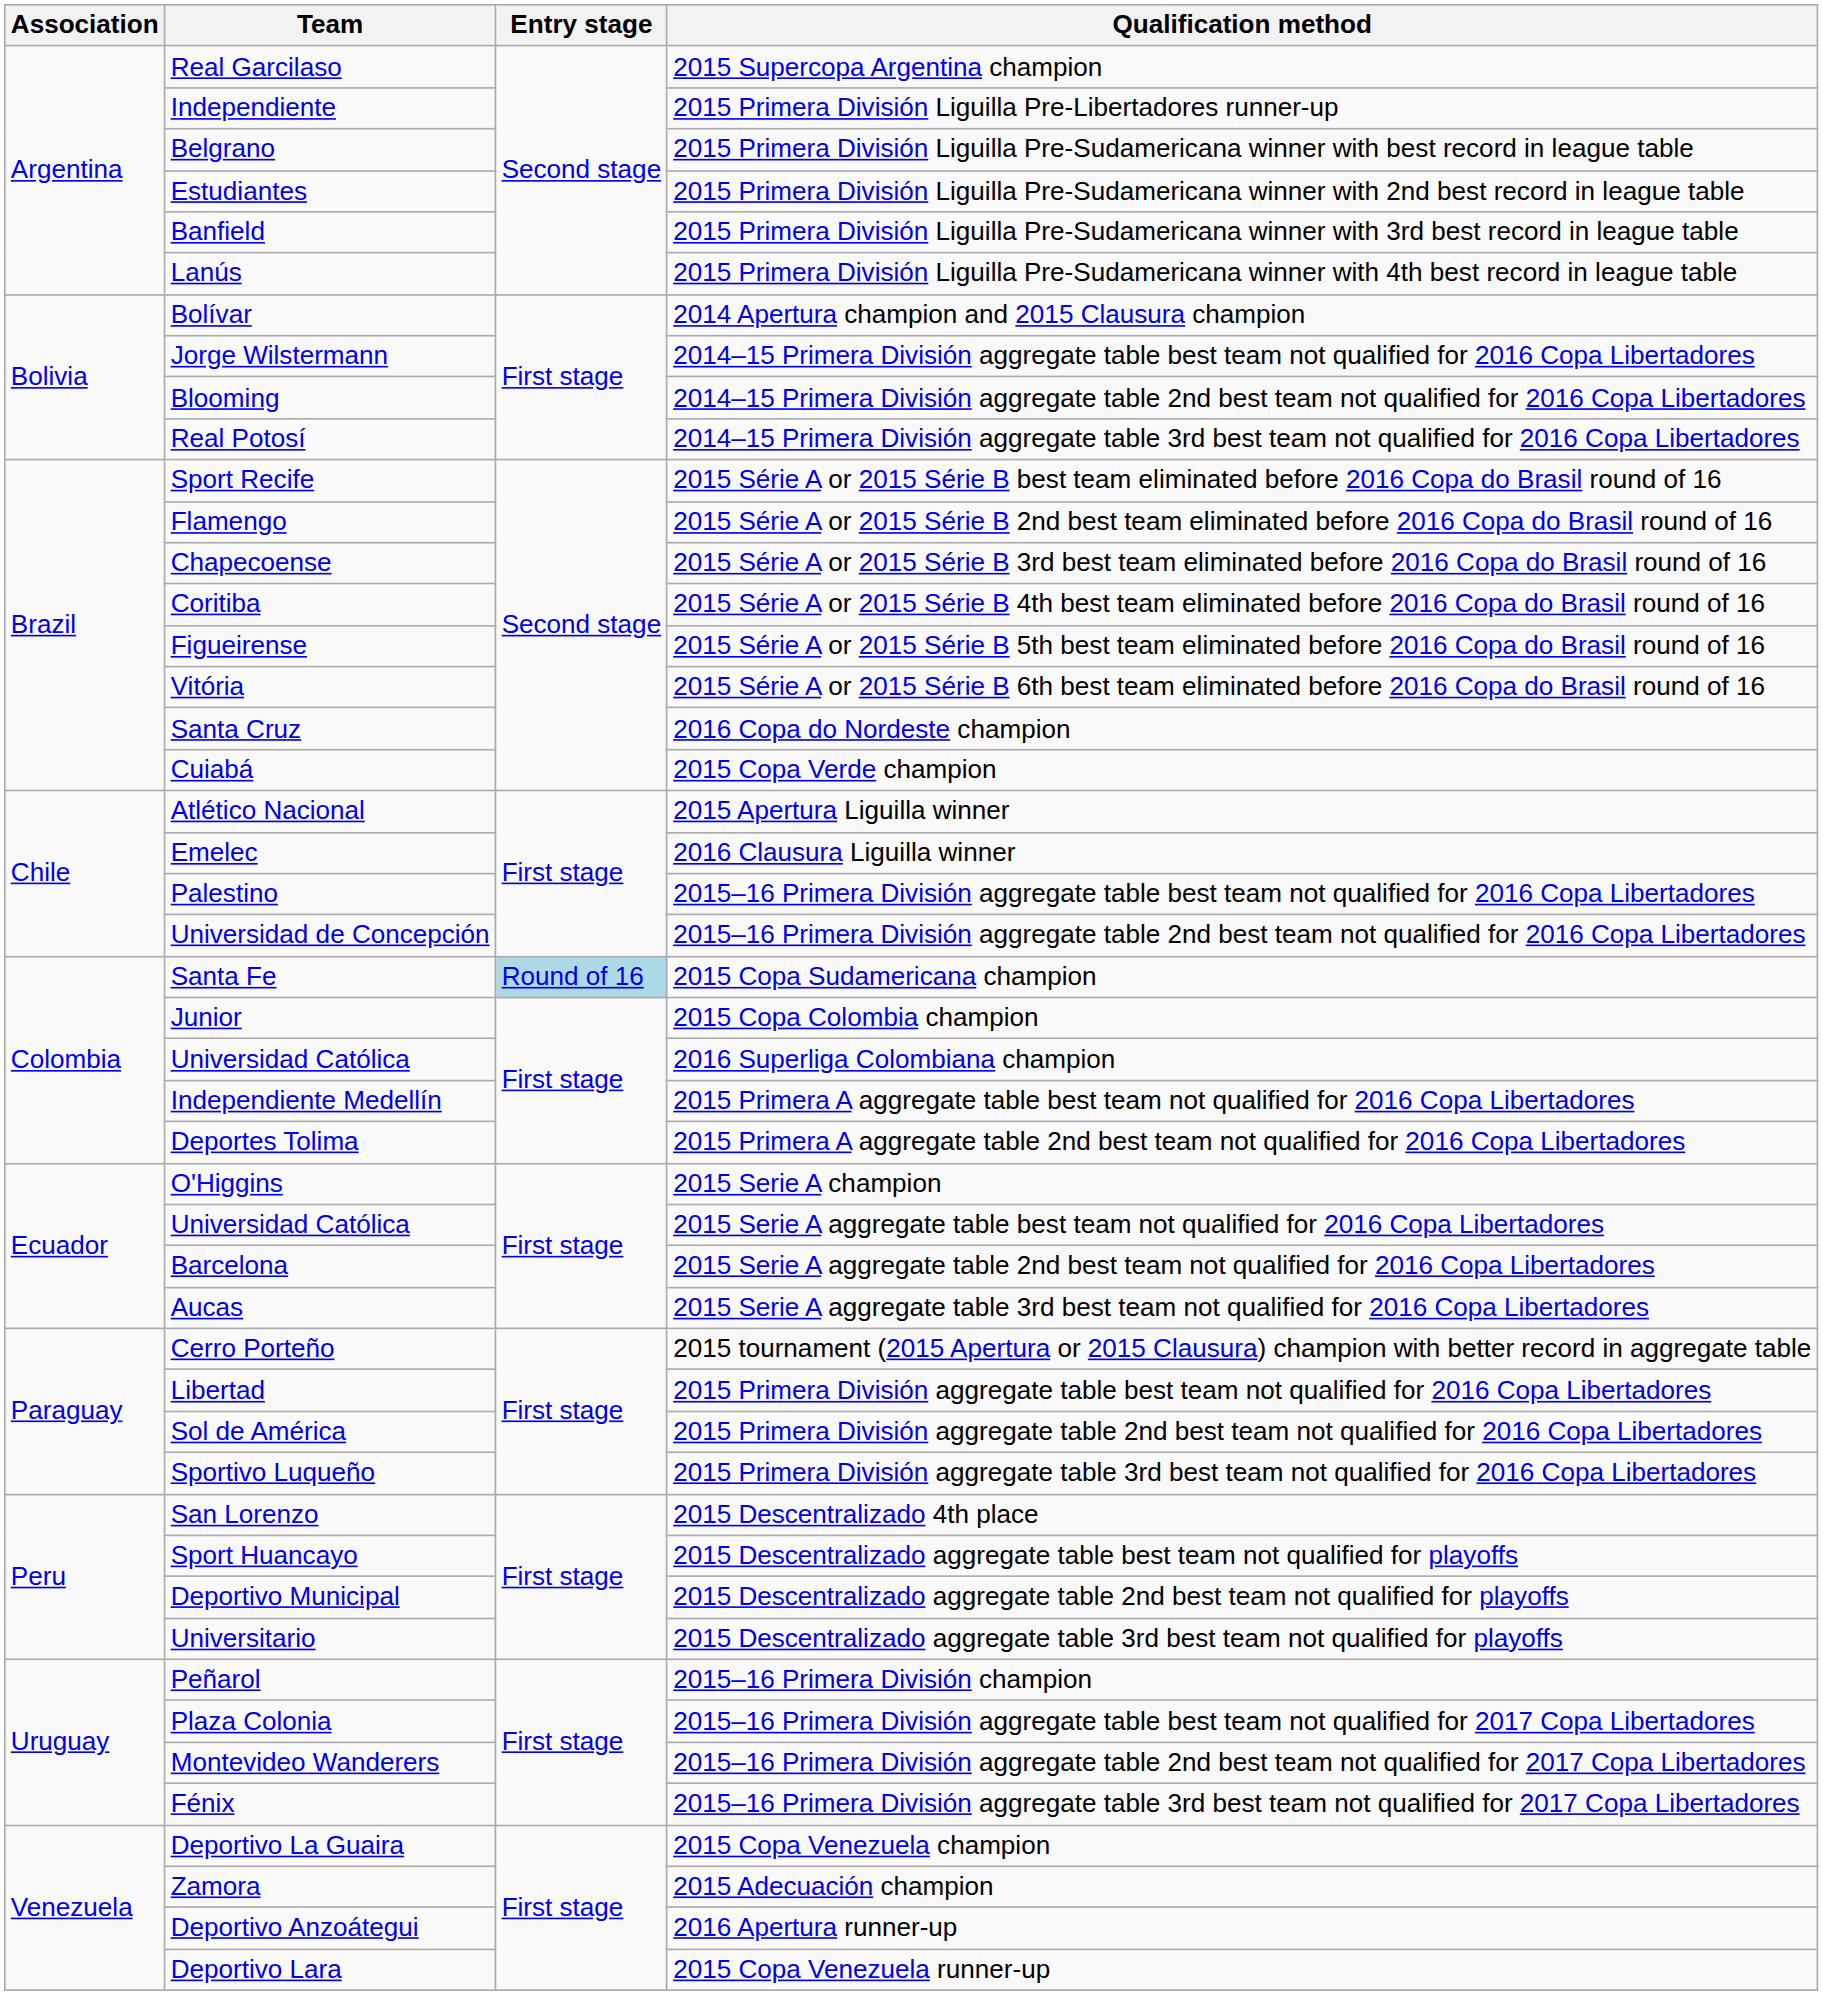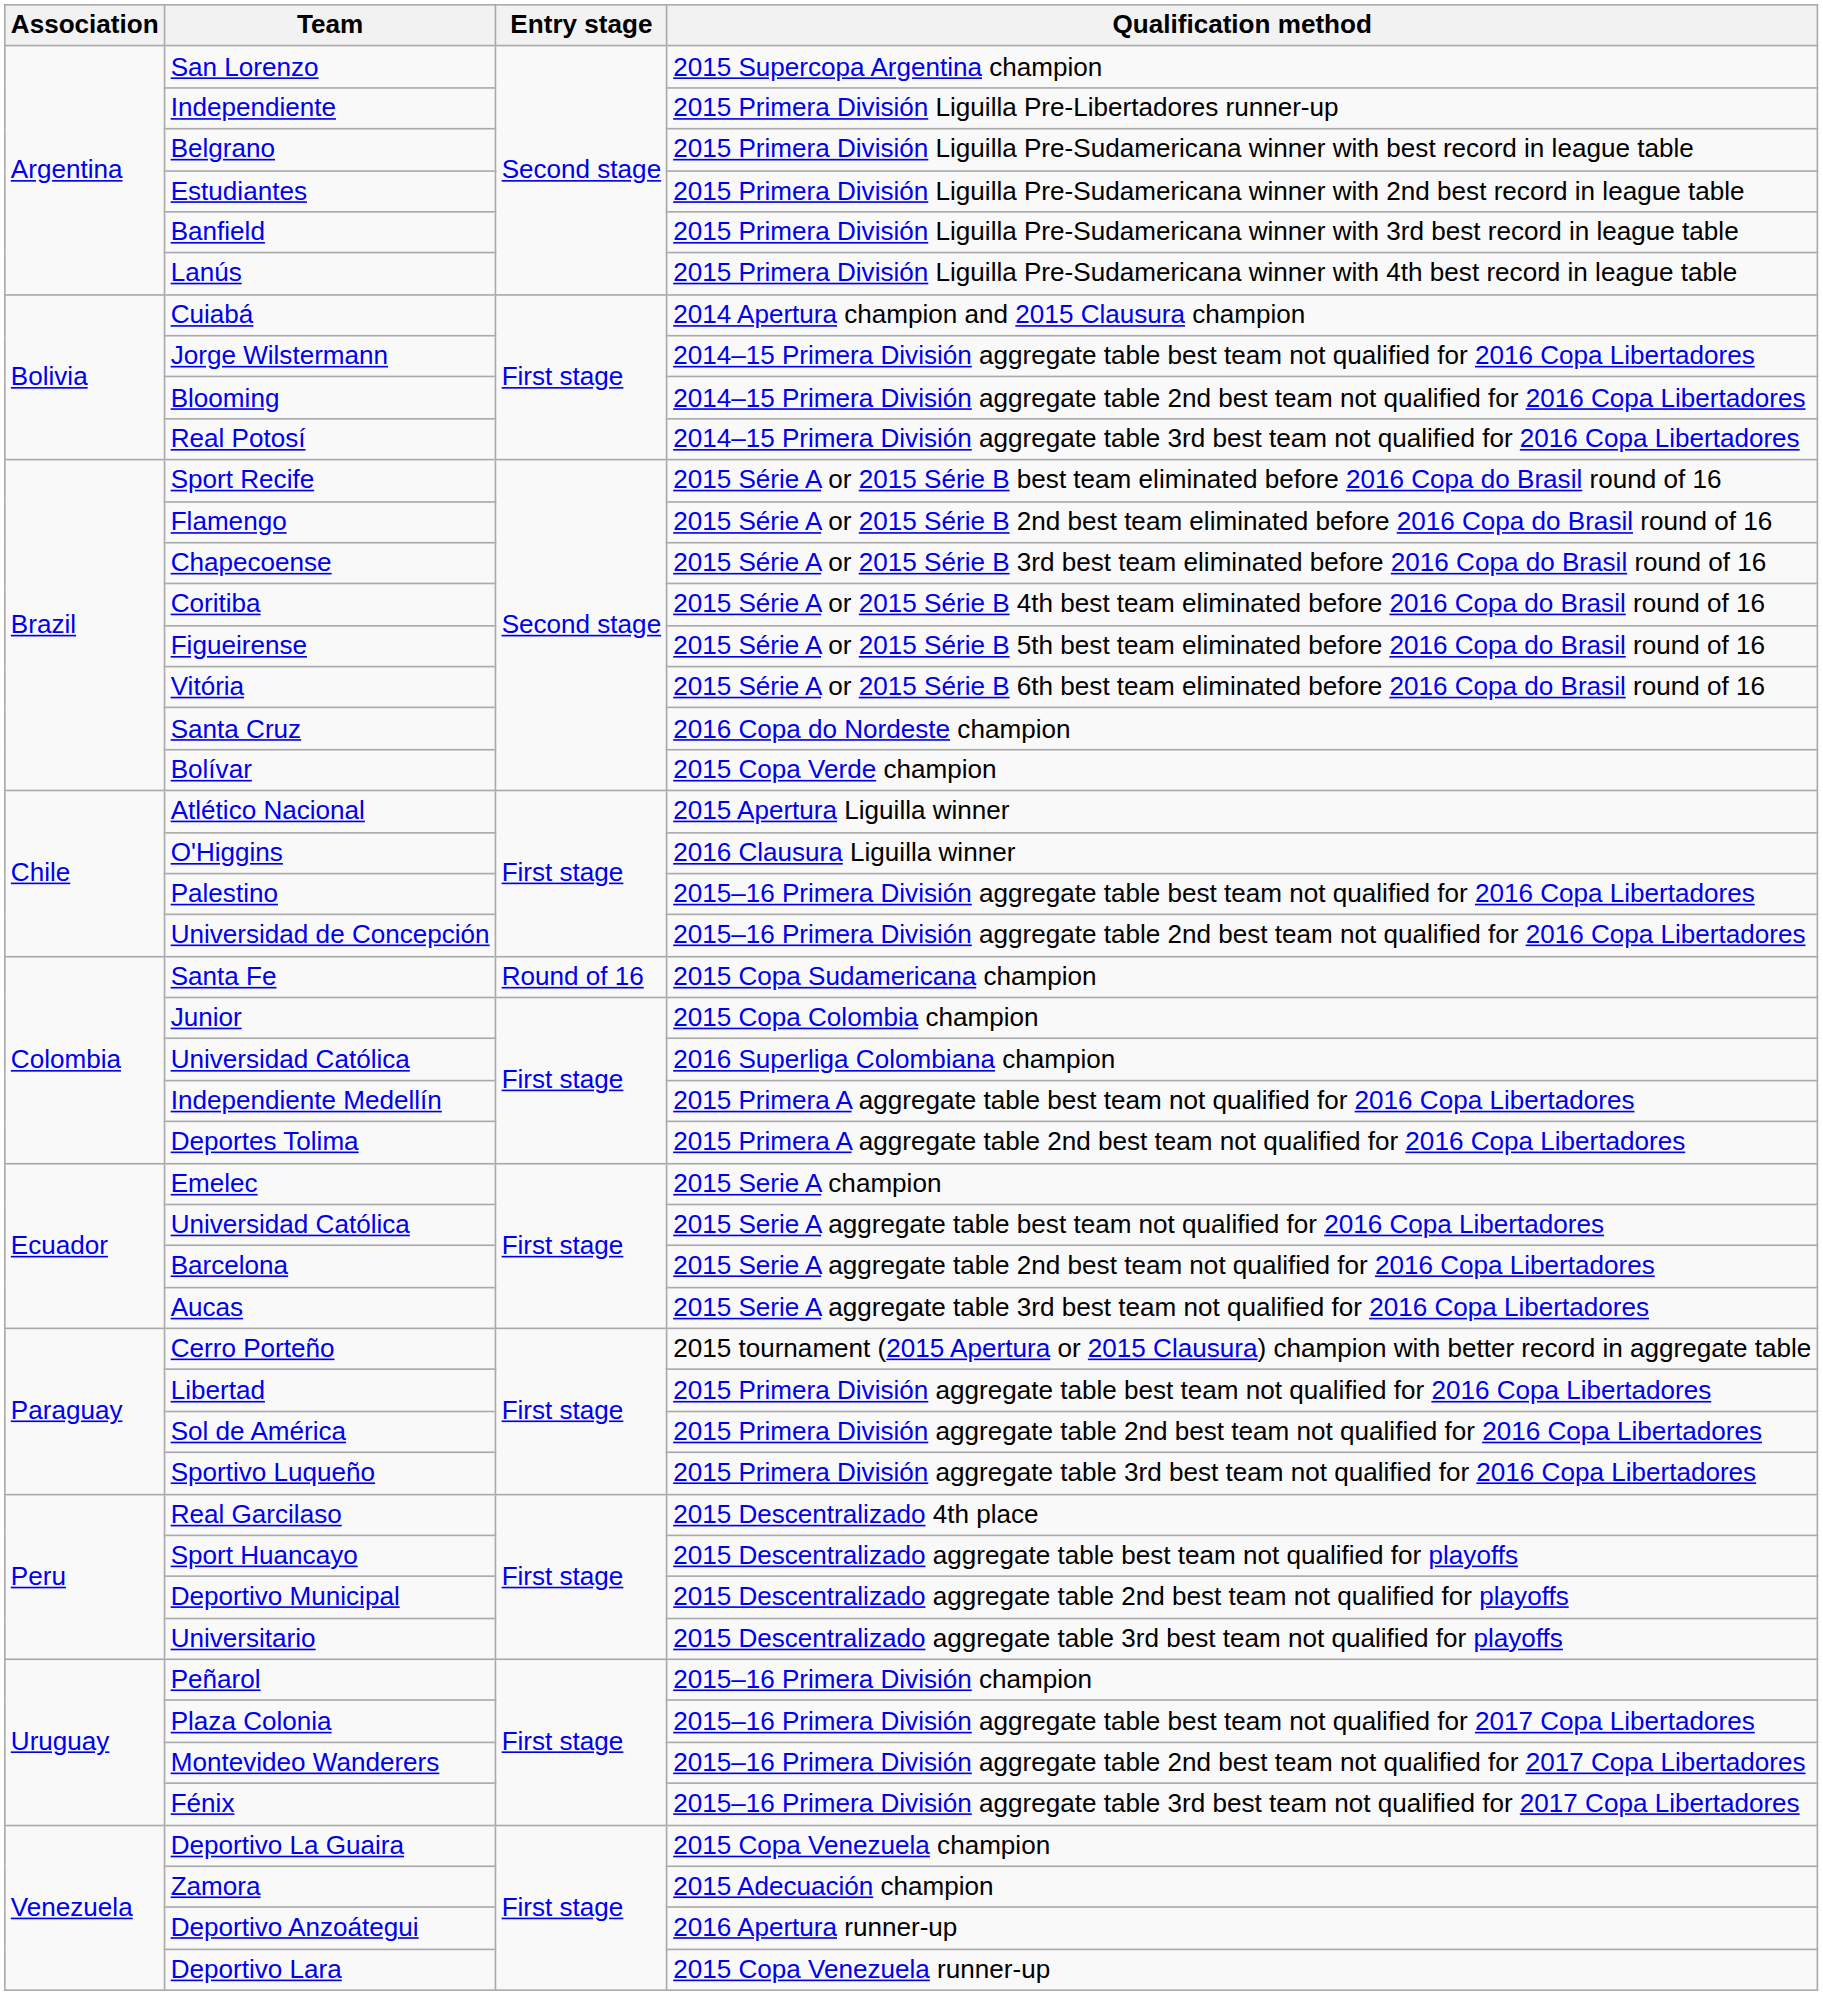(256, 66) Real Garcilaso -> (245, 66) San Lorenzo
(211, 314) Bolívar -> (212, 314) Cuiabá
(212, 769) Cuiabá -> (211, 769) Bolívar
(214, 852) Emelec -> (227, 852) O'Higgins
(573, 976) lightblue background -> (573, 976) no background
(227, 1183) O'Higgins -> (214, 1183) Emelec
(245, 1514) San Lorenzo -> (256, 1514) Real Garcilaso
